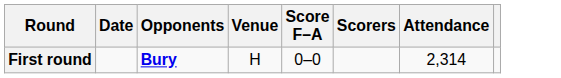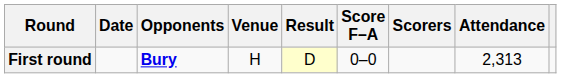+ column: (310, 25)
(446, 60) 2,314 -> (502, 60) 2,313
